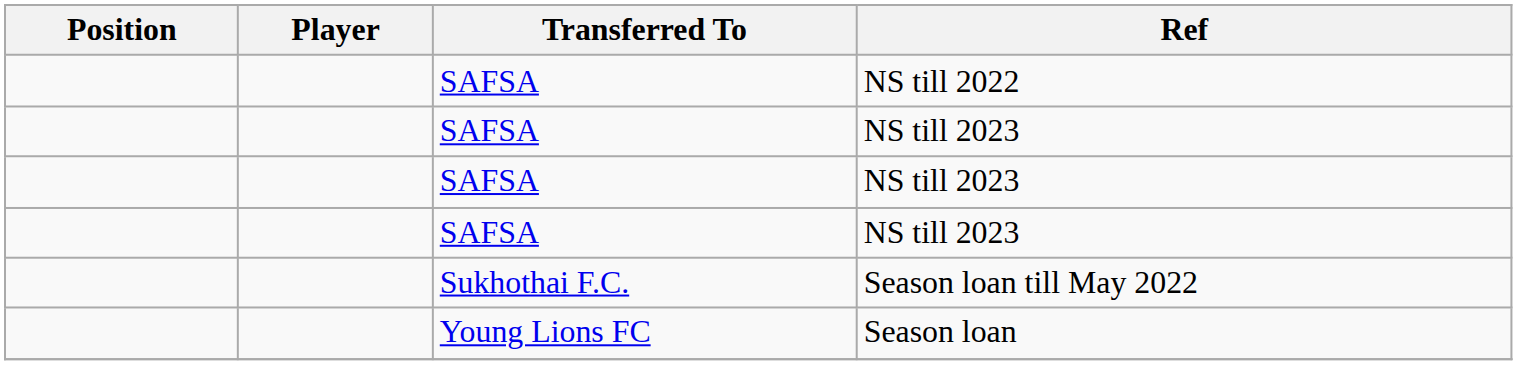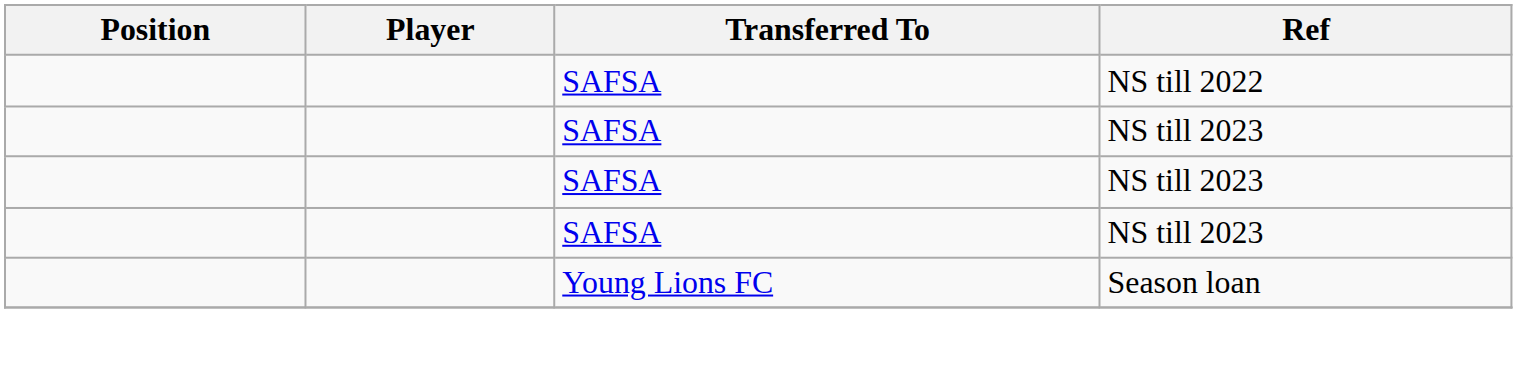- row: (534, 282)
